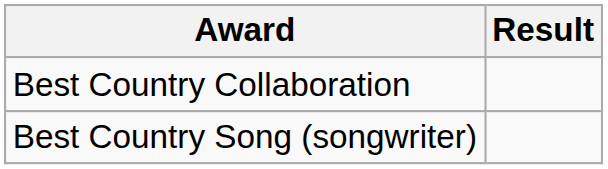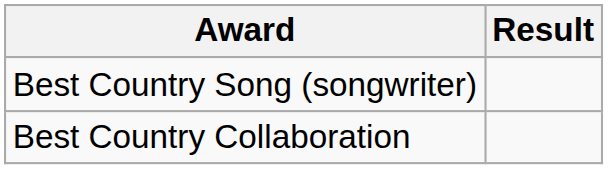rows swapped: (212, 83) <-> (245, 136)
